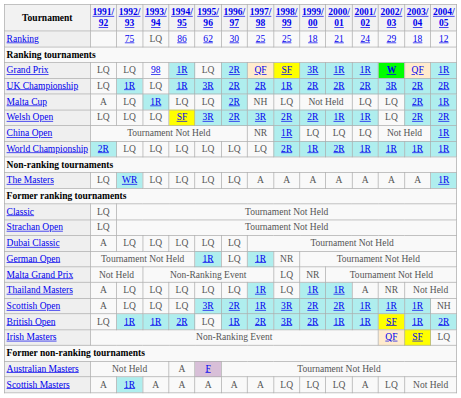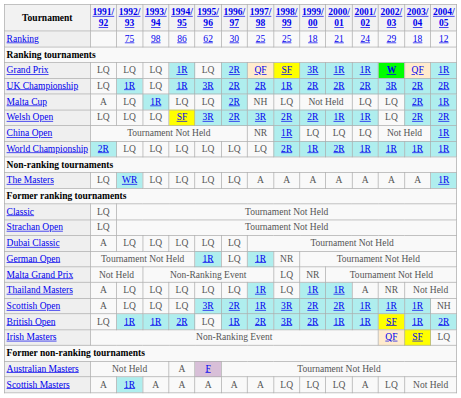(156, 38) LQ -> (156, 38) 98
(156, 70) 98 -> (156, 70) LQ
